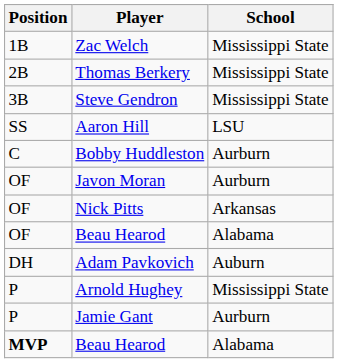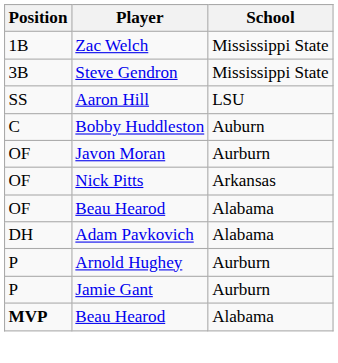- row: (18, 72)
(241, 153) Aurburn -> (238, 126) Auburn
(238, 262) Auburn -> (243, 235) Alabama
(270, 289) Mississippi State -> (241, 262) Aurburn
